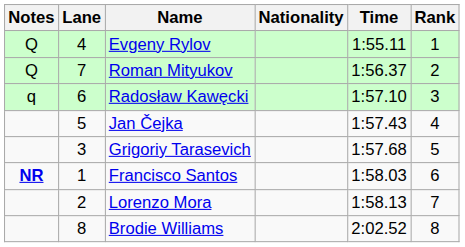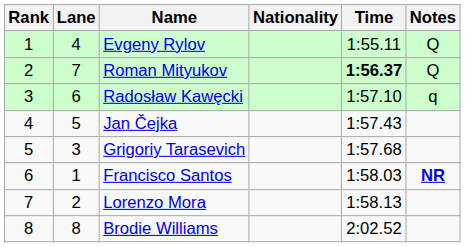columns swapped: (435, 17) <-> (31, 17)
(379, 70) normal -> (374, 70) bold
